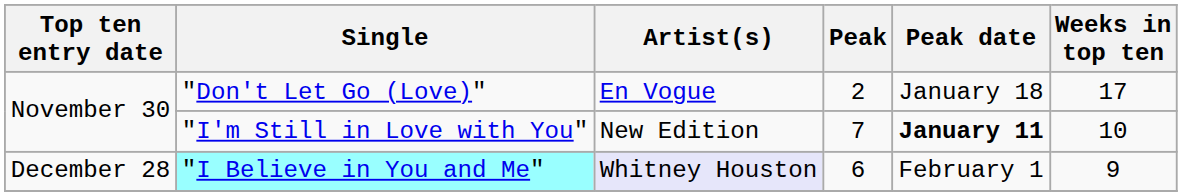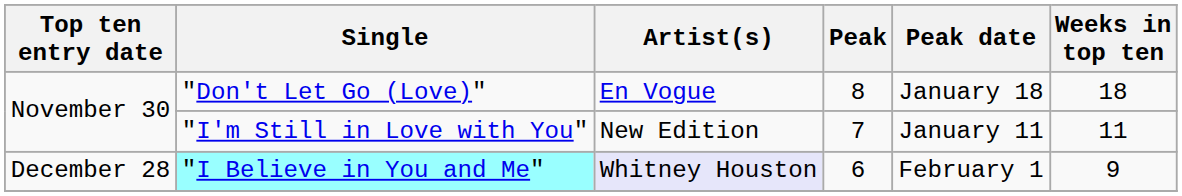(858, 92) 2 -> (858, 92) 8
(1113, 92) 17 -> (1113, 92) 18
(971, 131) bold -> (971, 131) normal
(1113, 131) 10 -> (1113, 131) 11
